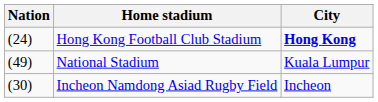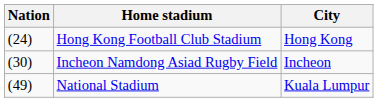(320, 39) bold -> (318, 39) normal
rows swapped: (167, 85) <-> (108, 62)
